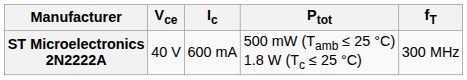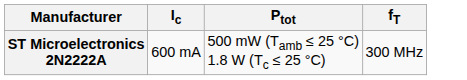- column: (166, 17)
